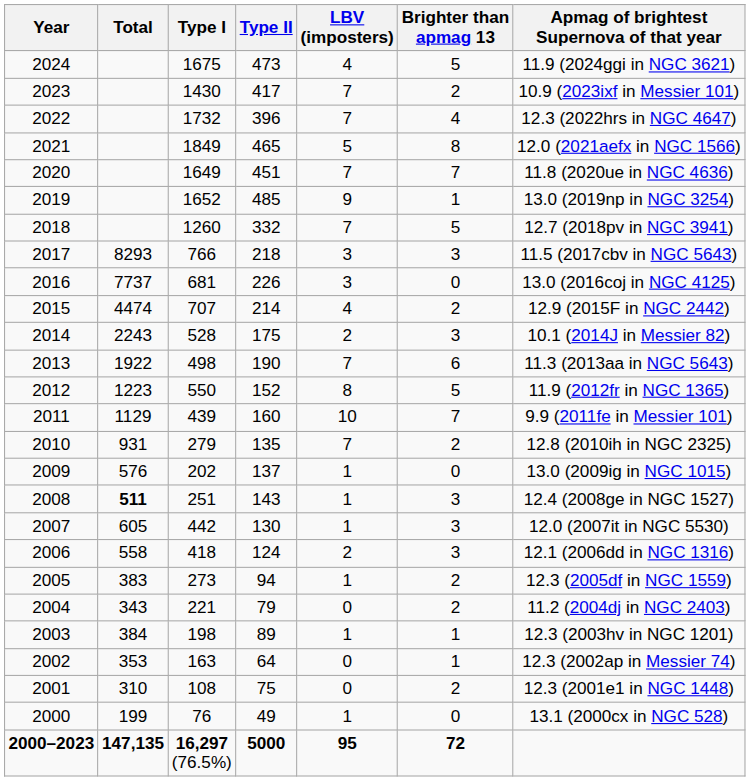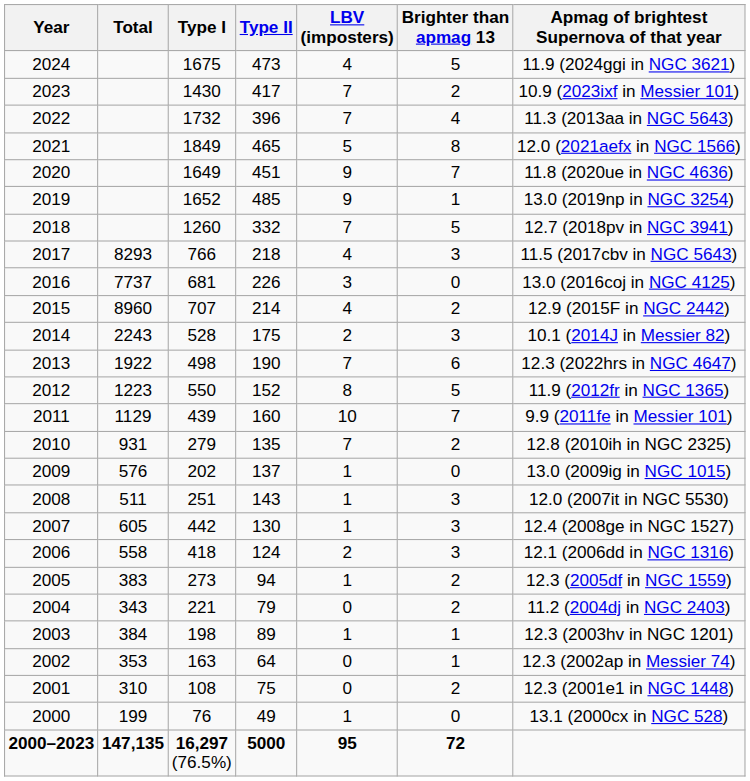(629, 118) 12.3 (2022hrs in NGC 4647) -> (629, 118) 11.3 (2013aa in NGC 5643)
(347, 173) 7 -> (347, 173) 9
(347, 254) 3 -> (347, 254) 4
(133, 308) 4474 -> (133, 308) 8960
(629, 363) 11.3 (2013aa in NGC 5643) -> (629, 363) 12.3 (2022hrs in NGC 4647)
(133, 498) bold -> (133, 498) normal
(629, 498) 12.4 (2008ge in NGC 1527) -> (629, 498) 12.0 (2007it in NGC 5530)
(629, 526) 12.0 (2007it in NGC 5530) -> (629, 526) 12.4 (2008ge in NGC 1527)
